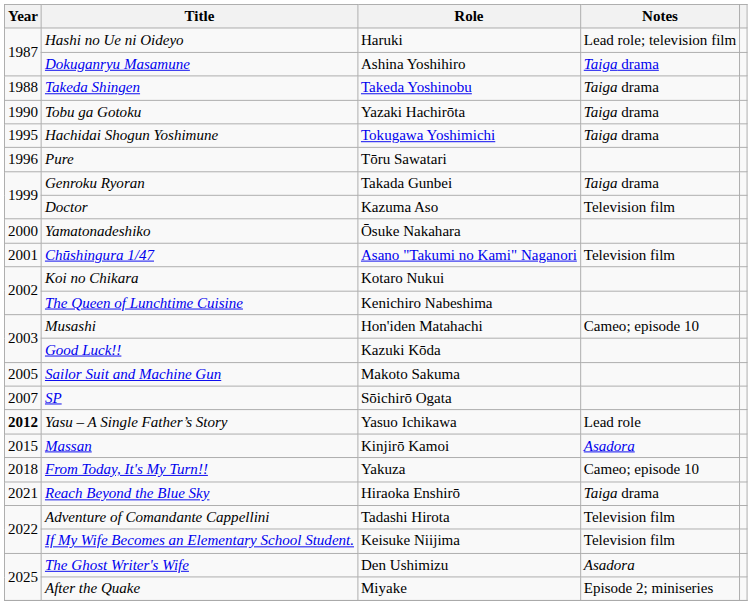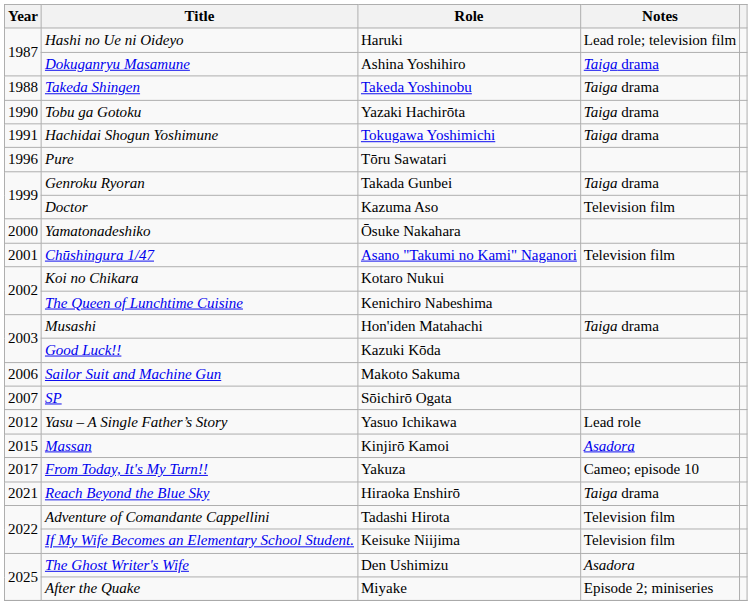(23, 135) 1995 -> (23, 135) 1991
(641, 326) Cameo; episode 10 -> (621, 326) Taiga drama
(23, 374) 2005 -> (23, 374) 2006
(23, 421) bold -> (23, 421) normal
(23, 469) 2018 -> (23, 469) 2017
